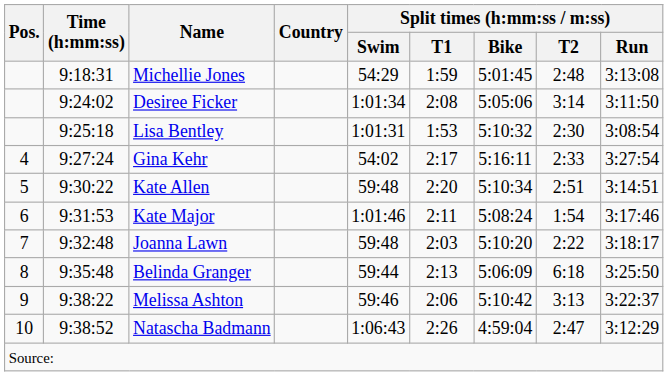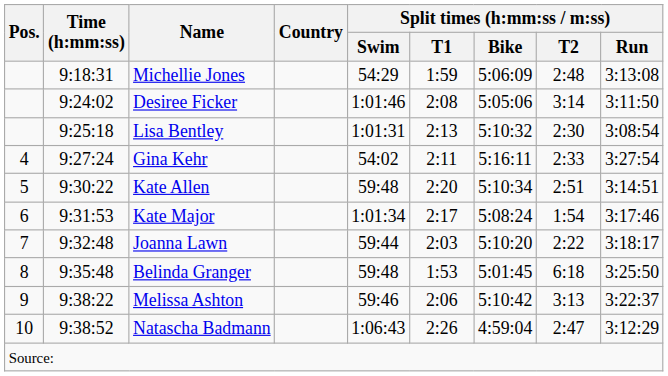(505, 74) 5:01:45 -> (505, 74) 5:06:09
(378, 103) 1:01:34 -> (378, 103) 1:01:46
(442, 131) 1:53 -> (442, 131) 2:13
(442, 159) 2:17 -> (442, 159) 2:11
(378, 215) 1:01:46 -> (378, 215) 1:01:34
(442, 215) 2:11 -> (442, 215) 2:17
(378, 243) 59:48 -> (378, 243) 59:44
(378, 272) 59:44 -> (378, 272) 59:48
(442, 272) 2:13 -> (442, 272) 1:53
(505, 272) 5:06:09 -> (505, 272) 5:01:45
